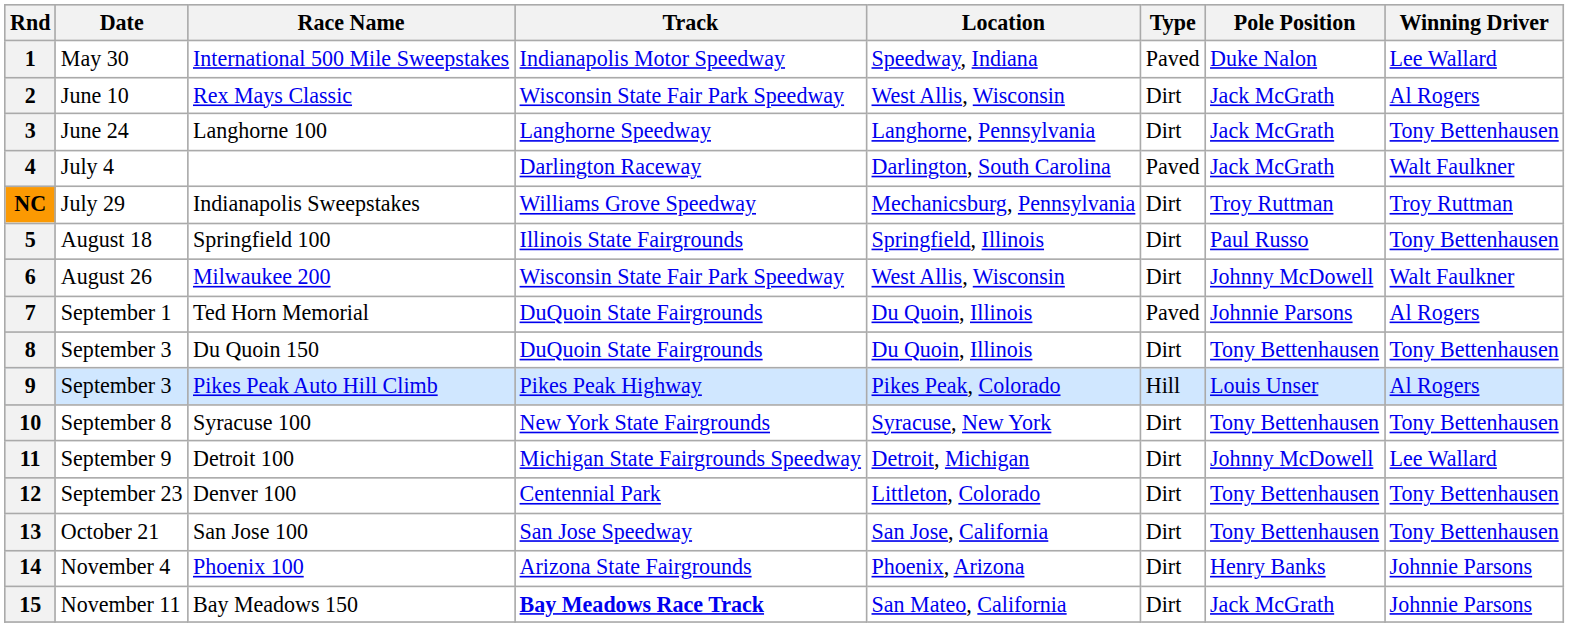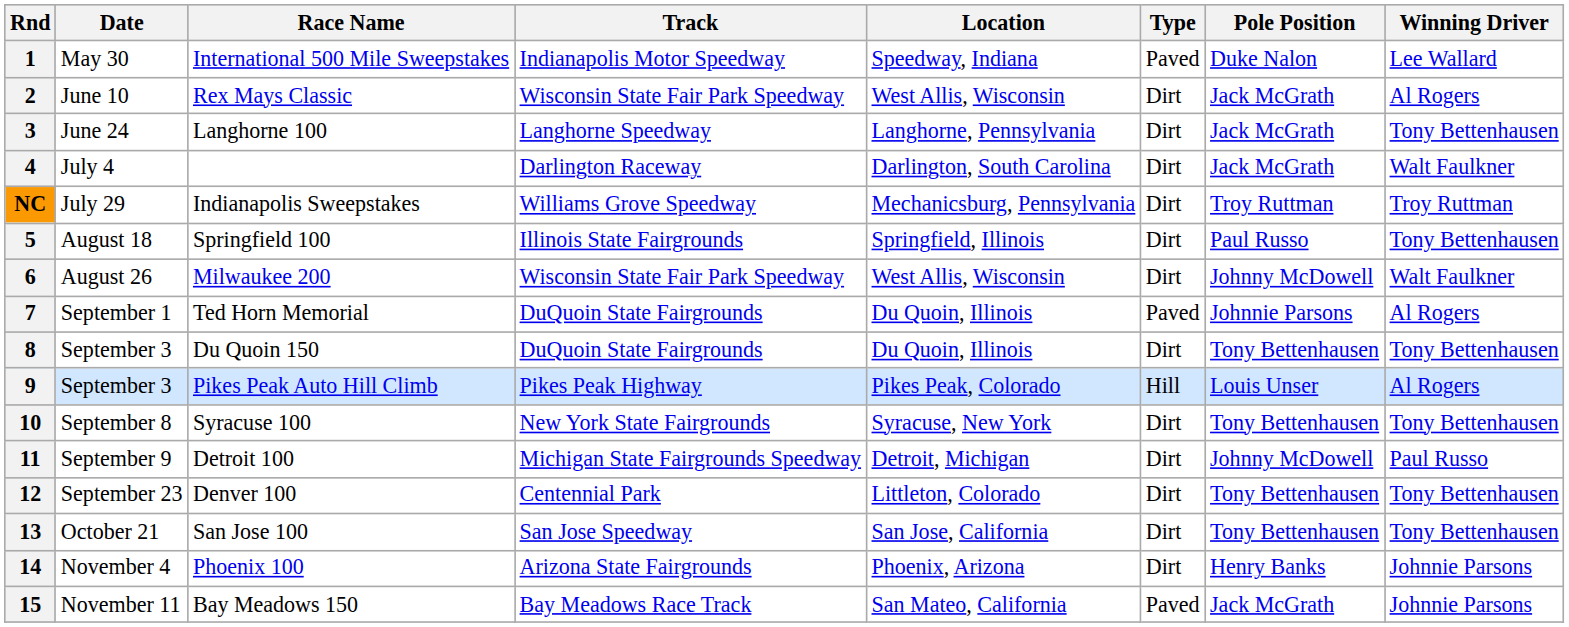(1173, 167) Paved -> (1164, 167) Dirt
(1443, 458) Lee Wallard -> (1439, 458) Paul Russo
(642, 603) bold -> (635, 603) normal
(1164, 603) Dirt -> (1173, 603) Paved
